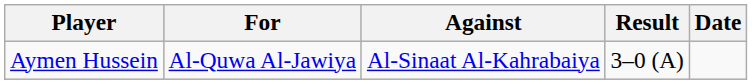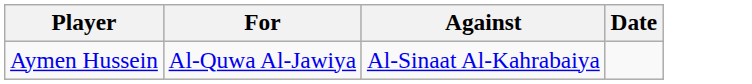- column: (647, 23)
